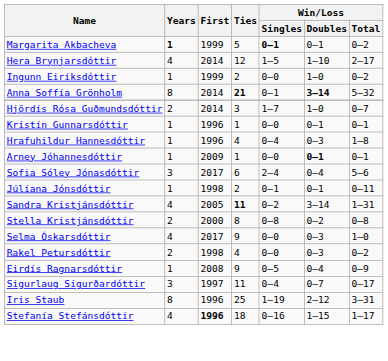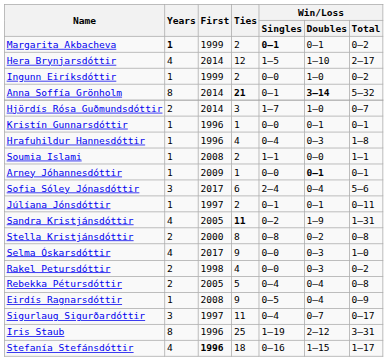(237, 44) 5 -> (237, 44) 2
+ row: (44, 156)
(212, 188) 1998 -> (212, 204) 1997
(318, 204) 3–14 -> (315, 220) 1–9
+ row: (64, 284)
